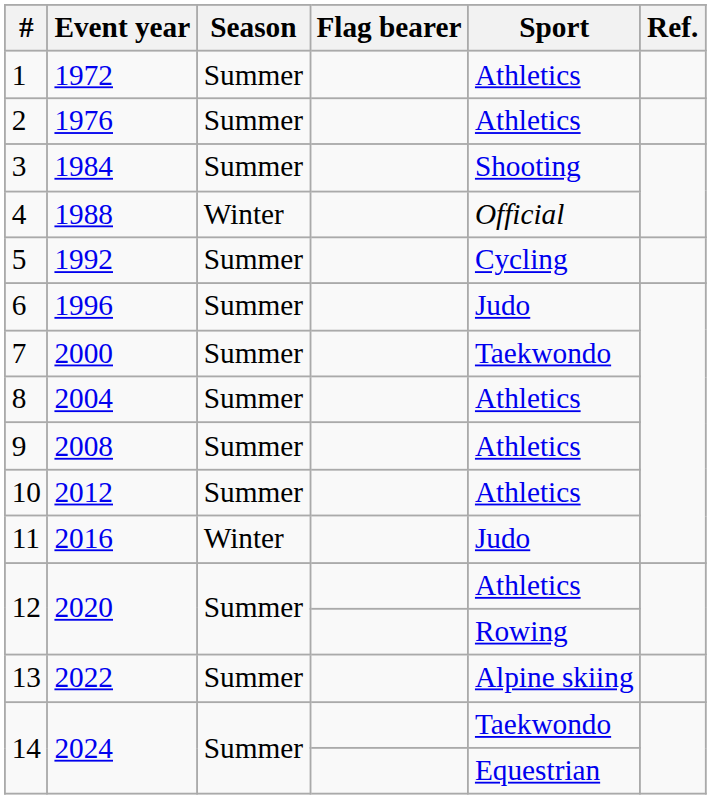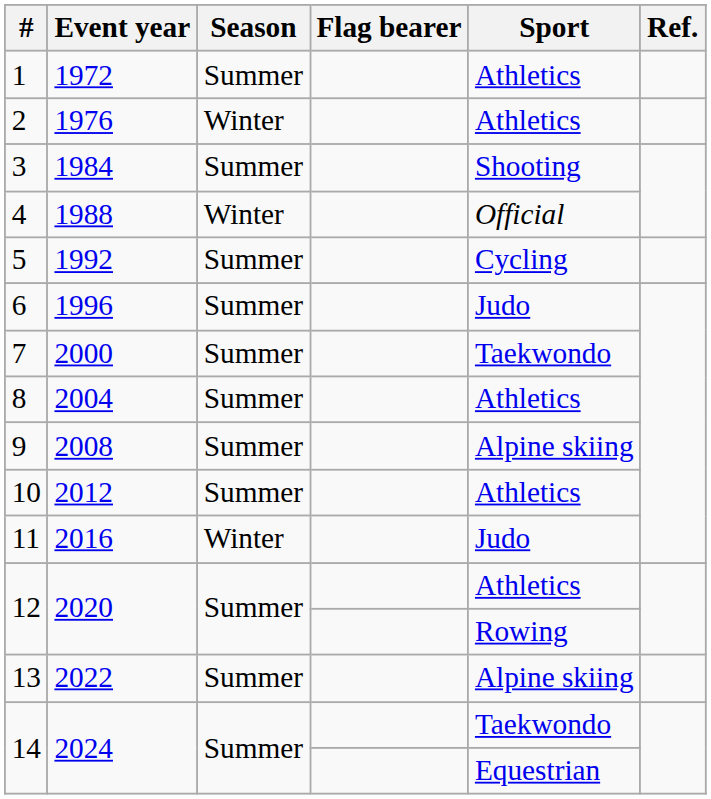(253, 120) Summer -> (244, 120) Winter
(528, 445) Athletics -> (554, 445) Alpine skiing
